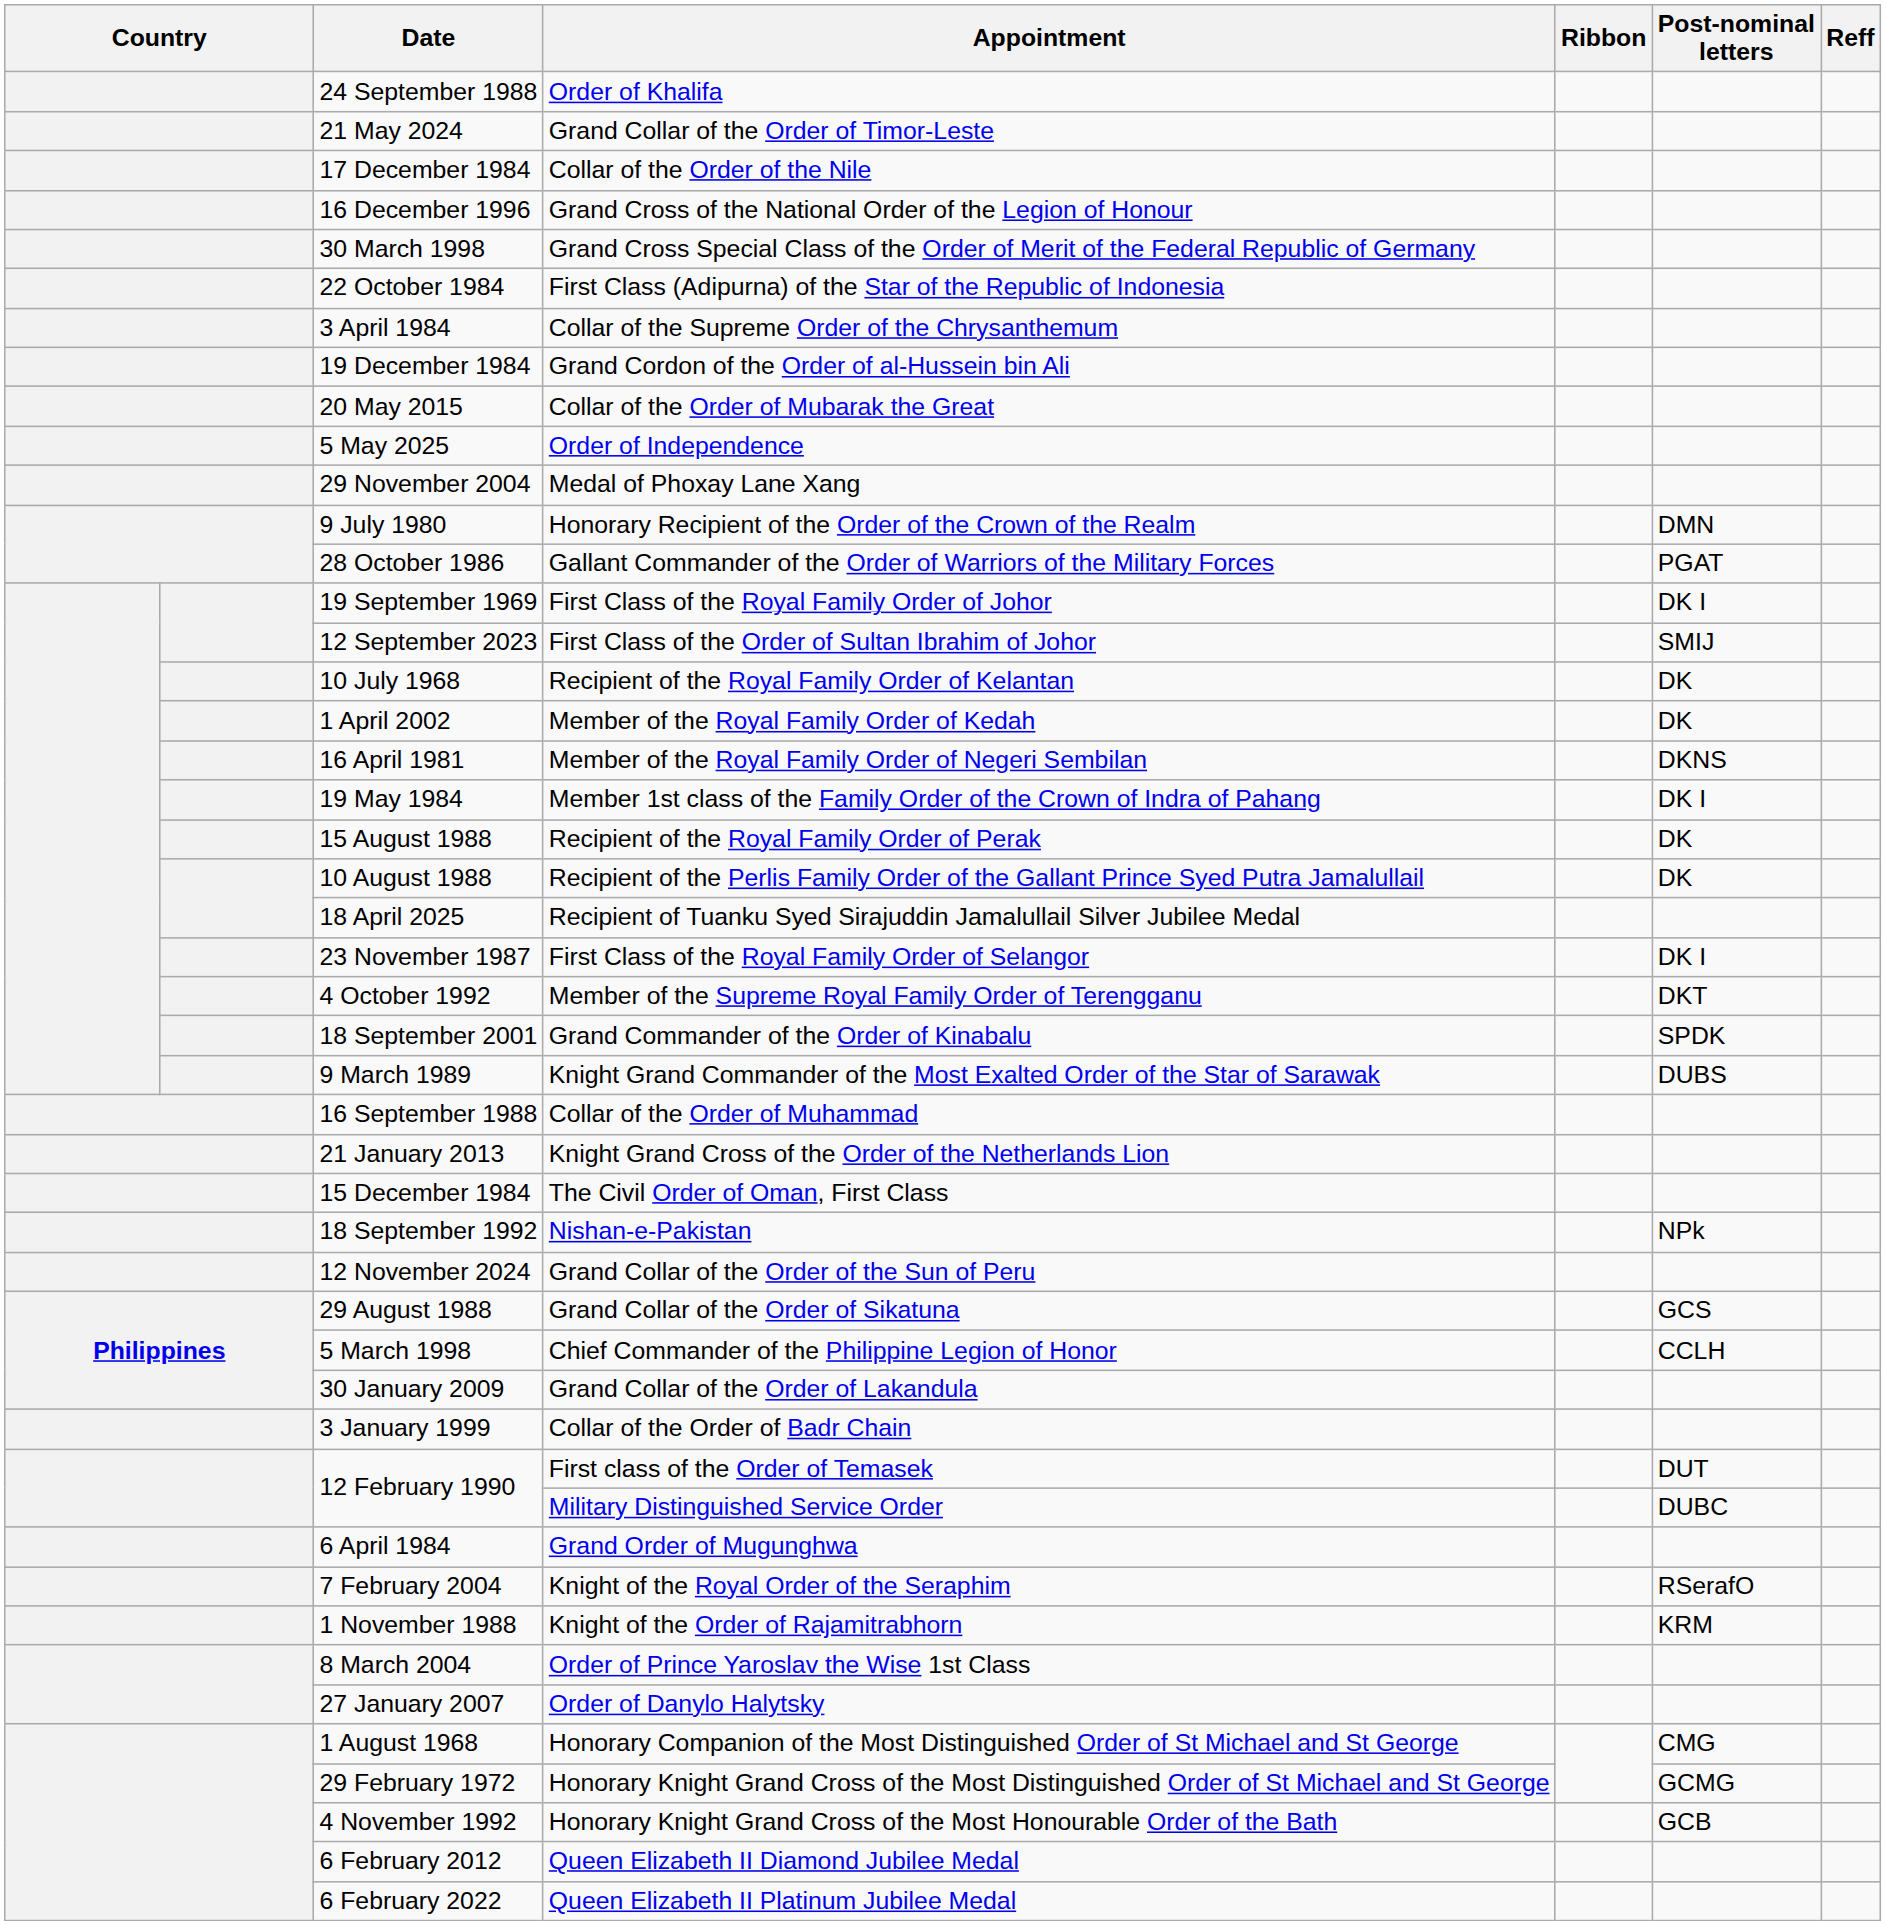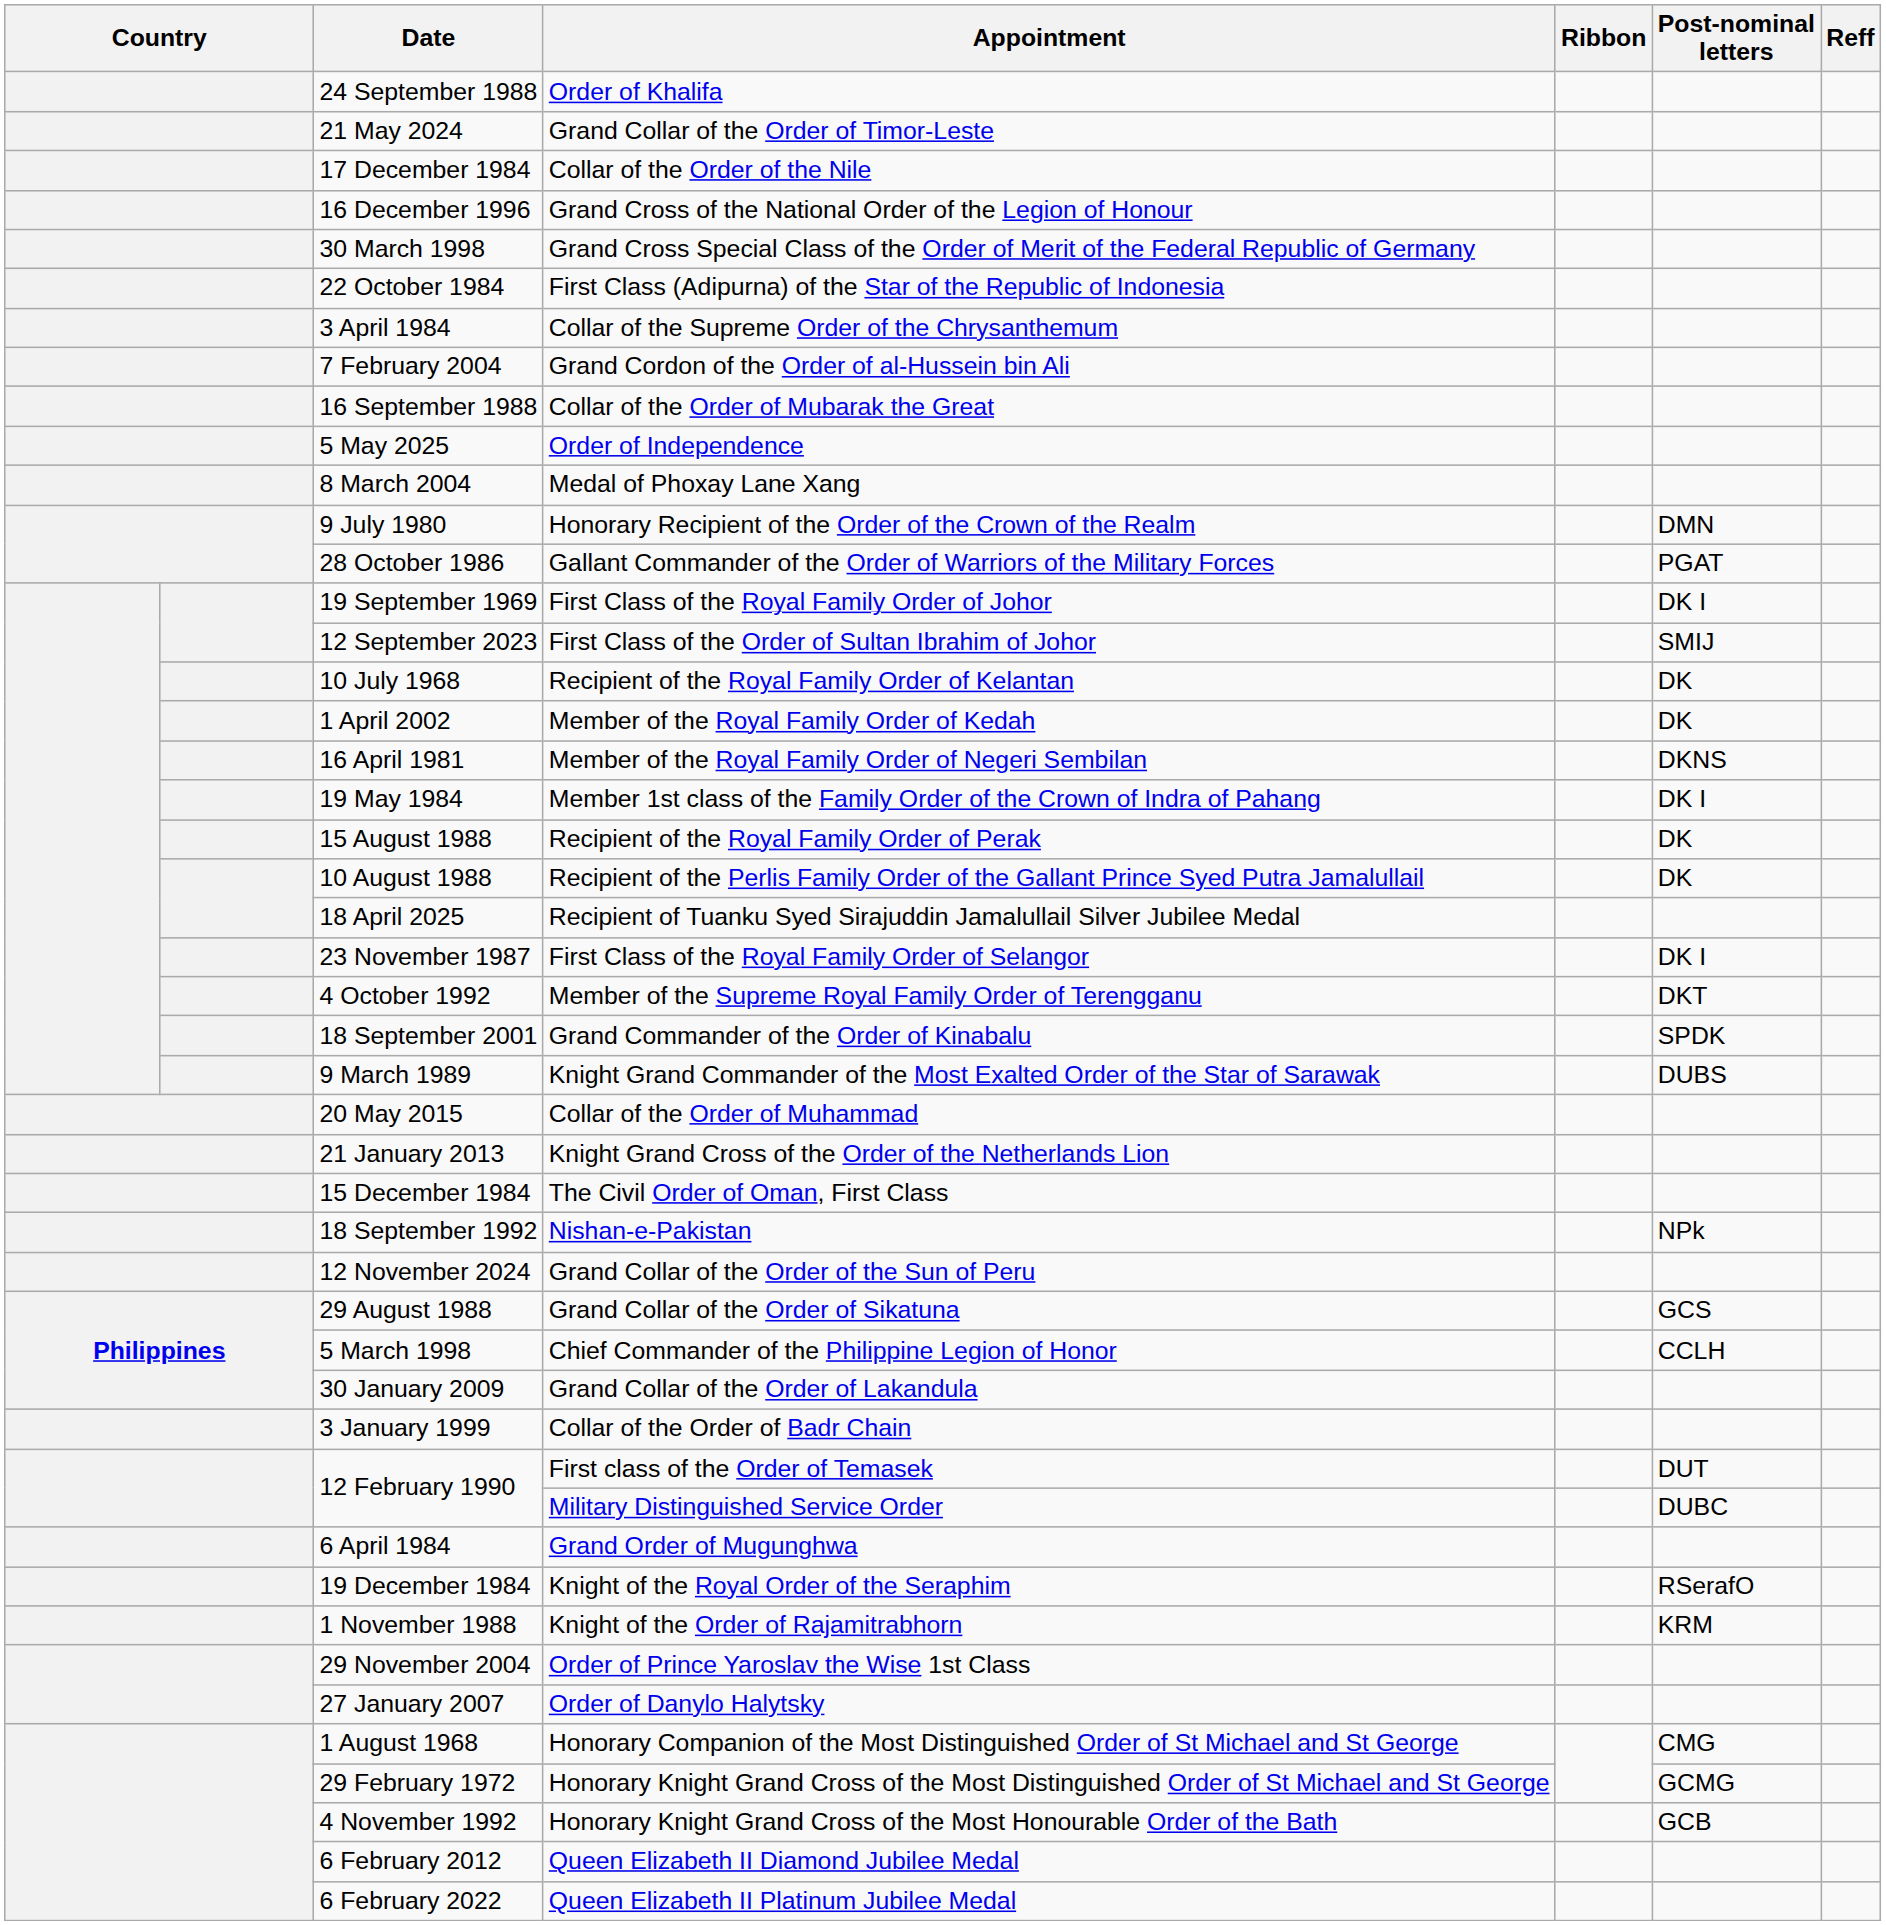(425, 366) 19 December 1984 -> (411, 366) 7 February 2004
(391, 406) 20 May 2015 -> (428, 406) 16 September 1988
(425, 484) 29 November 2004 -> (395, 484) 8 March 2004
(428, 1114) 16 September 1988 -> (391, 1114) 20 May 2015
(411, 1585) 7 February 2004 -> (425, 1585) 19 December 1984
(395, 1664) 8 March 2004 -> (425, 1664) 29 November 2004
